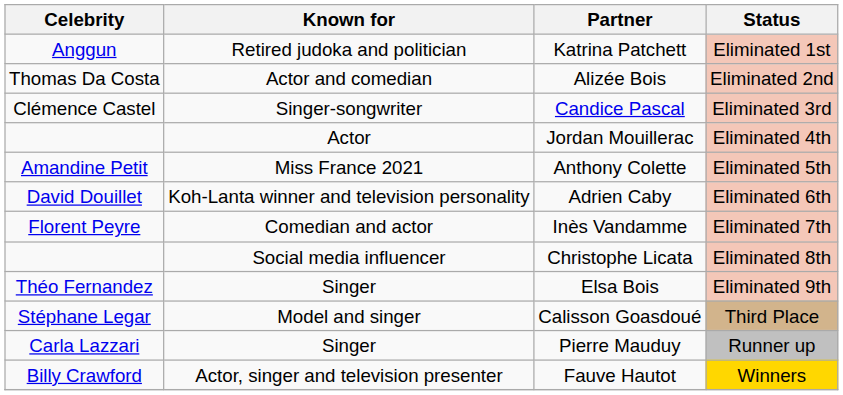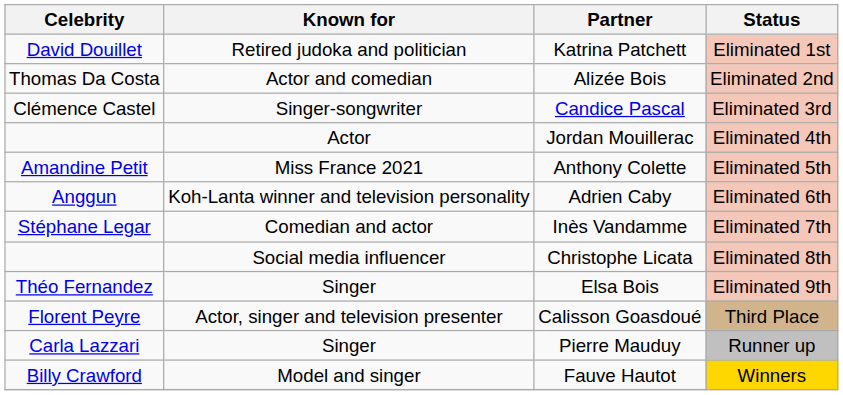(84, 49) Anggun -> (84, 49) David Douillet
(84, 197) David Douillet -> (84, 197) Anggun
(84, 227) Florent Peyre -> (84, 227) Stéphane Legar
(84, 315) Stéphane Legar -> (84, 315) Florent Peyre
(349, 315) Model and singer -> (349, 315) Actor, singer and television presenter
(349, 375) Actor, singer and television presenter -> (349, 375) Model and singer
